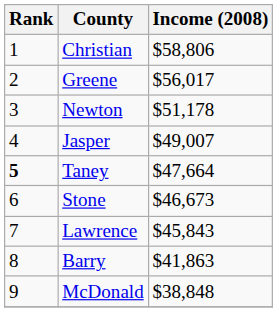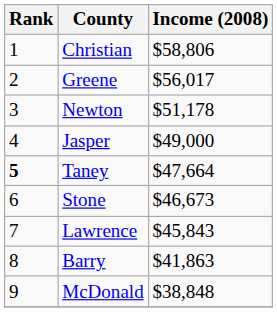(183, 140) $49,007 -> (183, 140) $49,000
